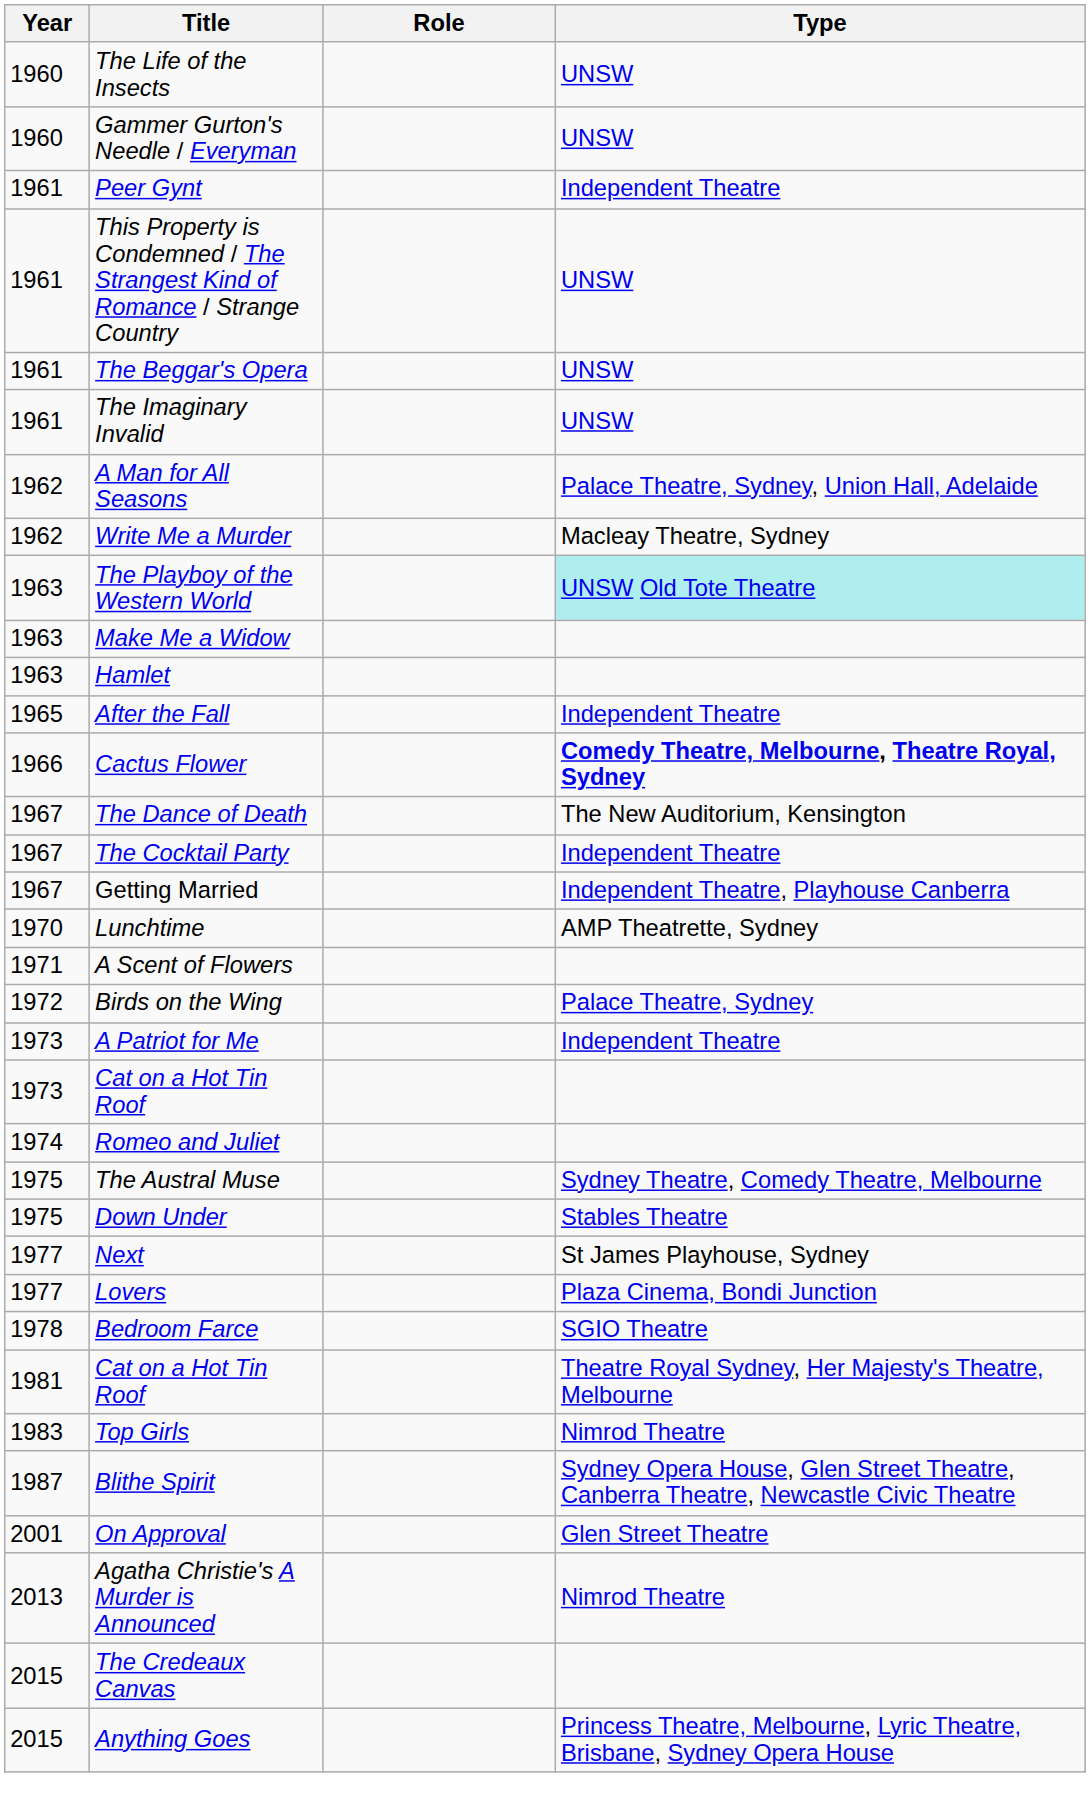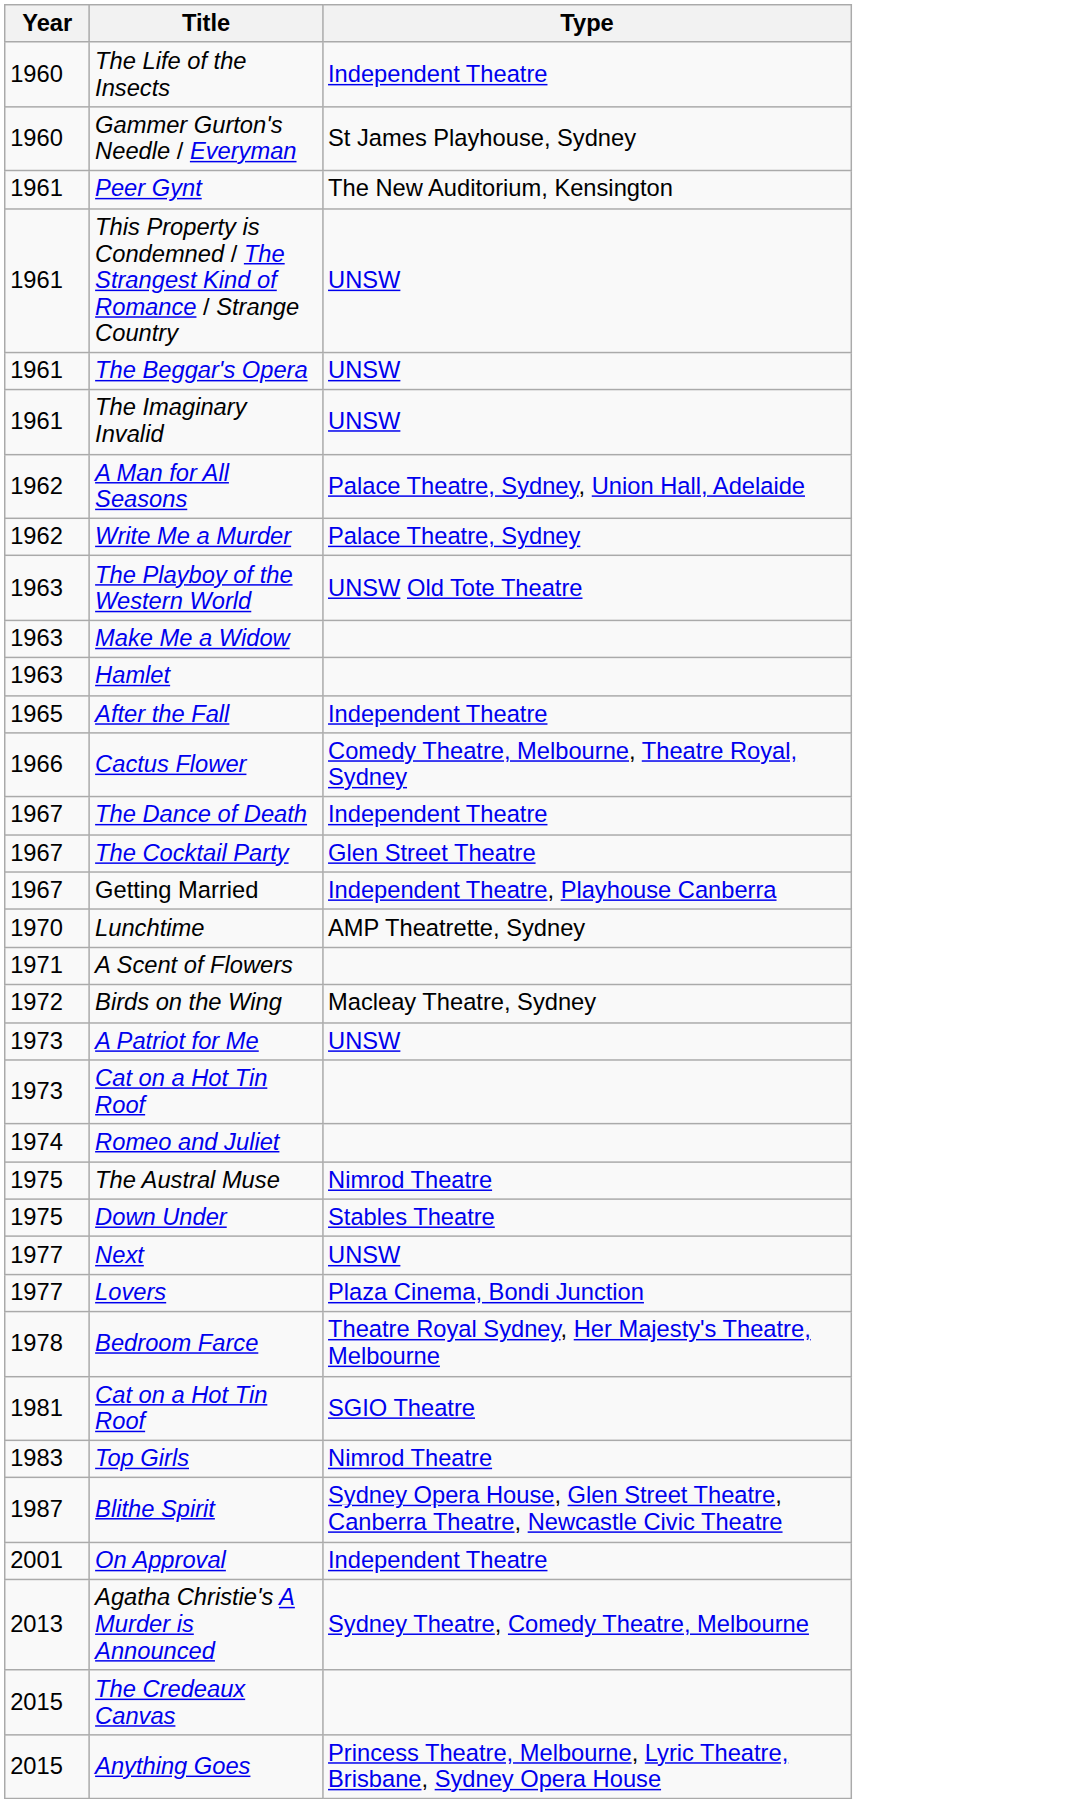- column: (439, 23)
(597, 74) UNSW -> (438, 74) Independent Theatre
(597, 138) UNSW -> (482, 138) St James Playhouse, Sydney
(671, 189) Independent Theatre -> (500, 189) The New Auditorium, Kensington
(695, 536) Macleay Theatre, Sydney -> (454, 536) Palace Theatre, Sydney
(688, 587) paleturquoise background -> (455, 587) no background
(808, 764) bold -> (563, 764) normal
(733, 815) The New Auditorium, Kensington -> (438, 815) Independent Theatre
(671, 853) Independent Theatre -> (432, 853) Glen Street Theatre
(687, 1003) Palace Theatre, Sydney -> (462, 1003) Macleay Theatre, Sydney
(671, 1040) Independent Theatre -> (364, 1040) UNSW
(801, 1180) Sydney Theatre, Comedy Theatre, Melbourne -> (410, 1180) Nimrod Theatre
(715, 1255) St James Playhouse, Sydney -> (364, 1255) UNSW
(634, 1330) SGIO Theatre -> (569, 1343) Theatre Royal Sydney, Her Majesty's Theatre, Melbourne
(802, 1381) Theatre Royal Sydney, Her Majesty's Theatre, Melbourne -> (402, 1407) SGIO Theatre
(665, 1533) Glen Street Theatre -> (438, 1560) Independent Theatre
(643, 1597) Nimrod Theatre -> (568, 1624) Sydney Theatre, Comedy Theatre, Melbourne
